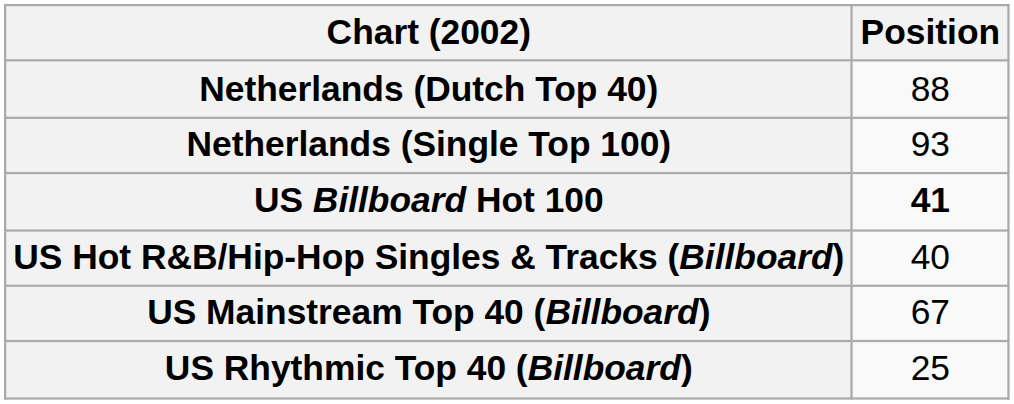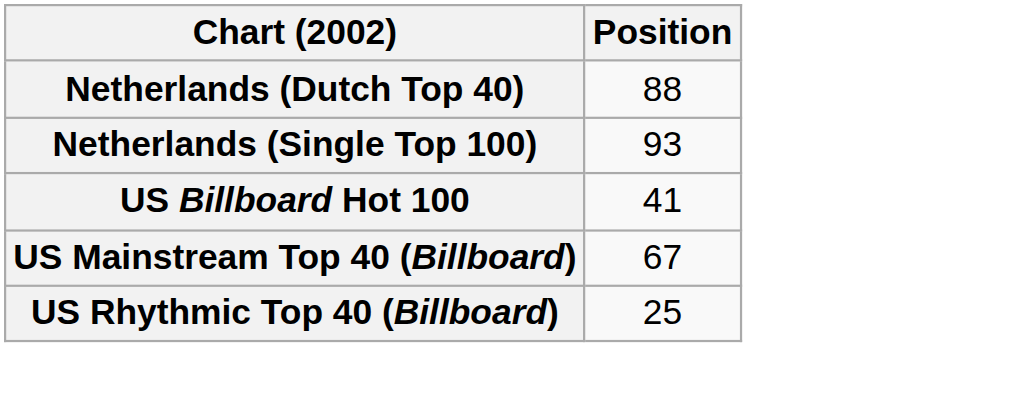(930, 200) bold -> (663, 200) normal
- row: (429, 256)
